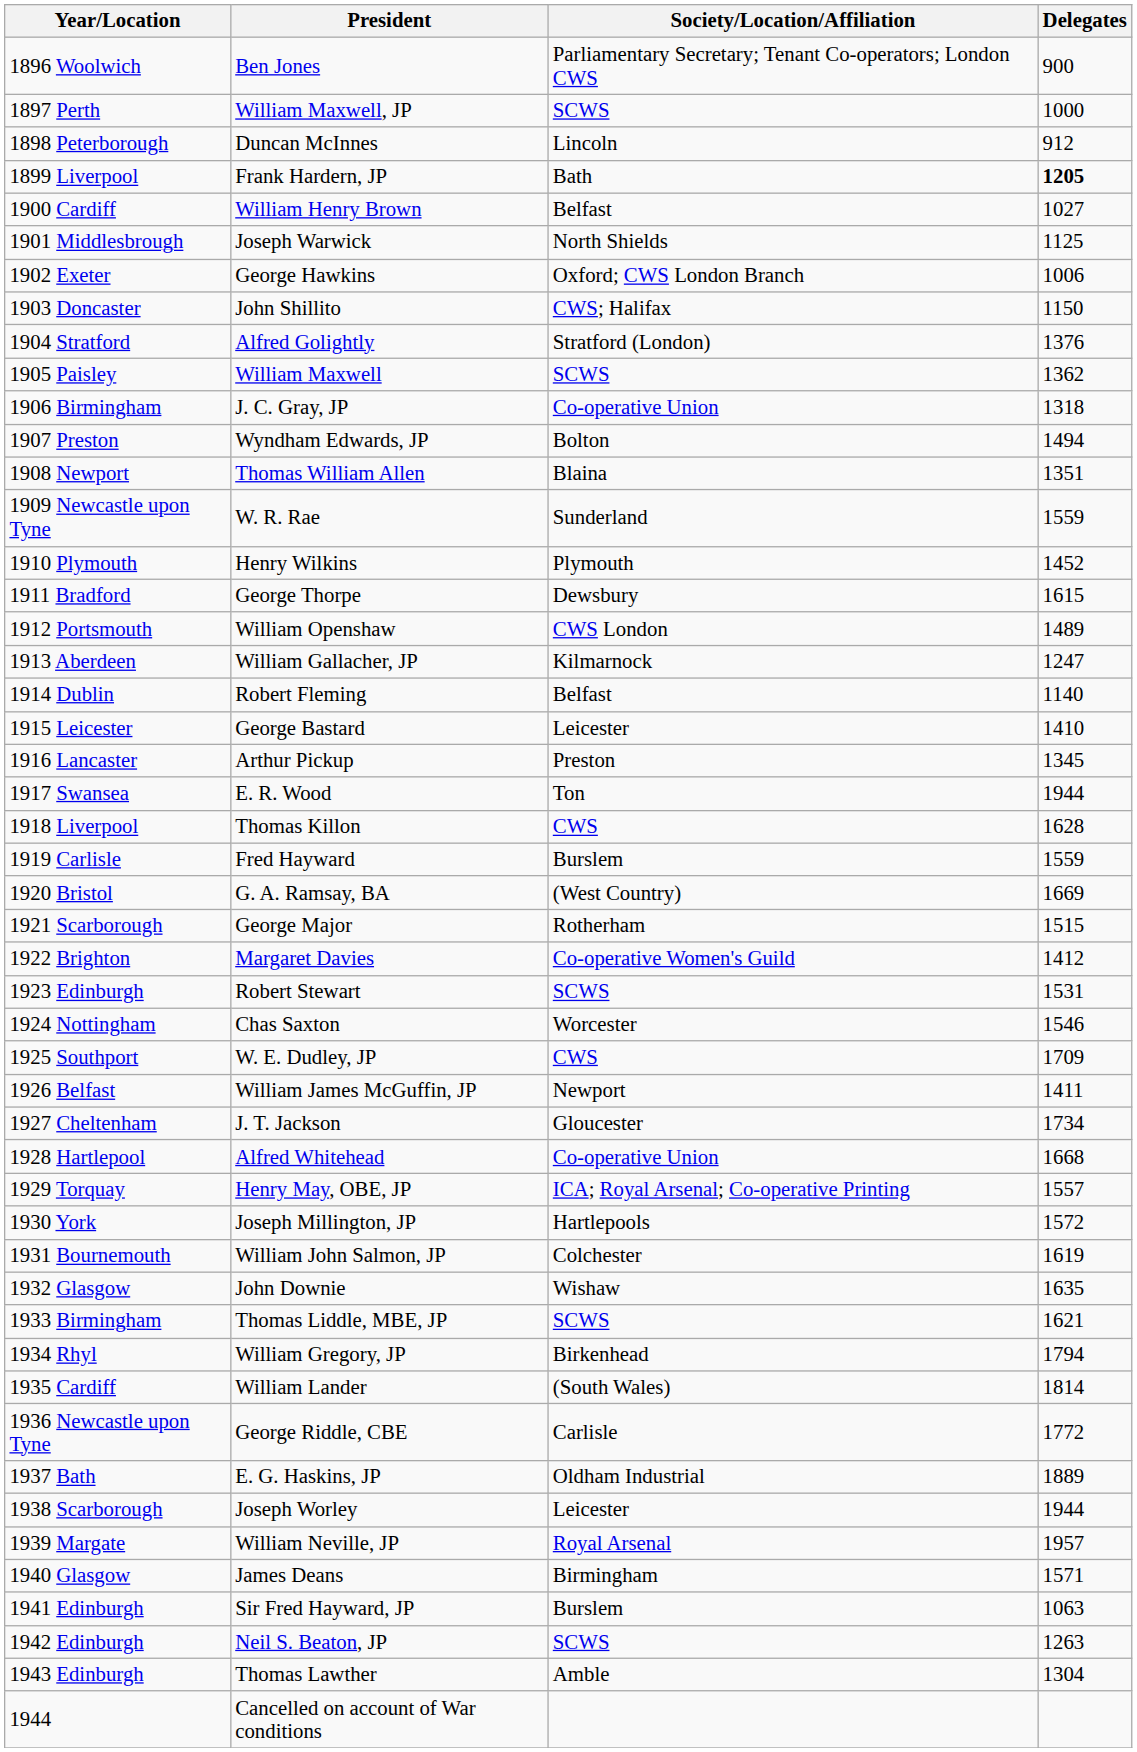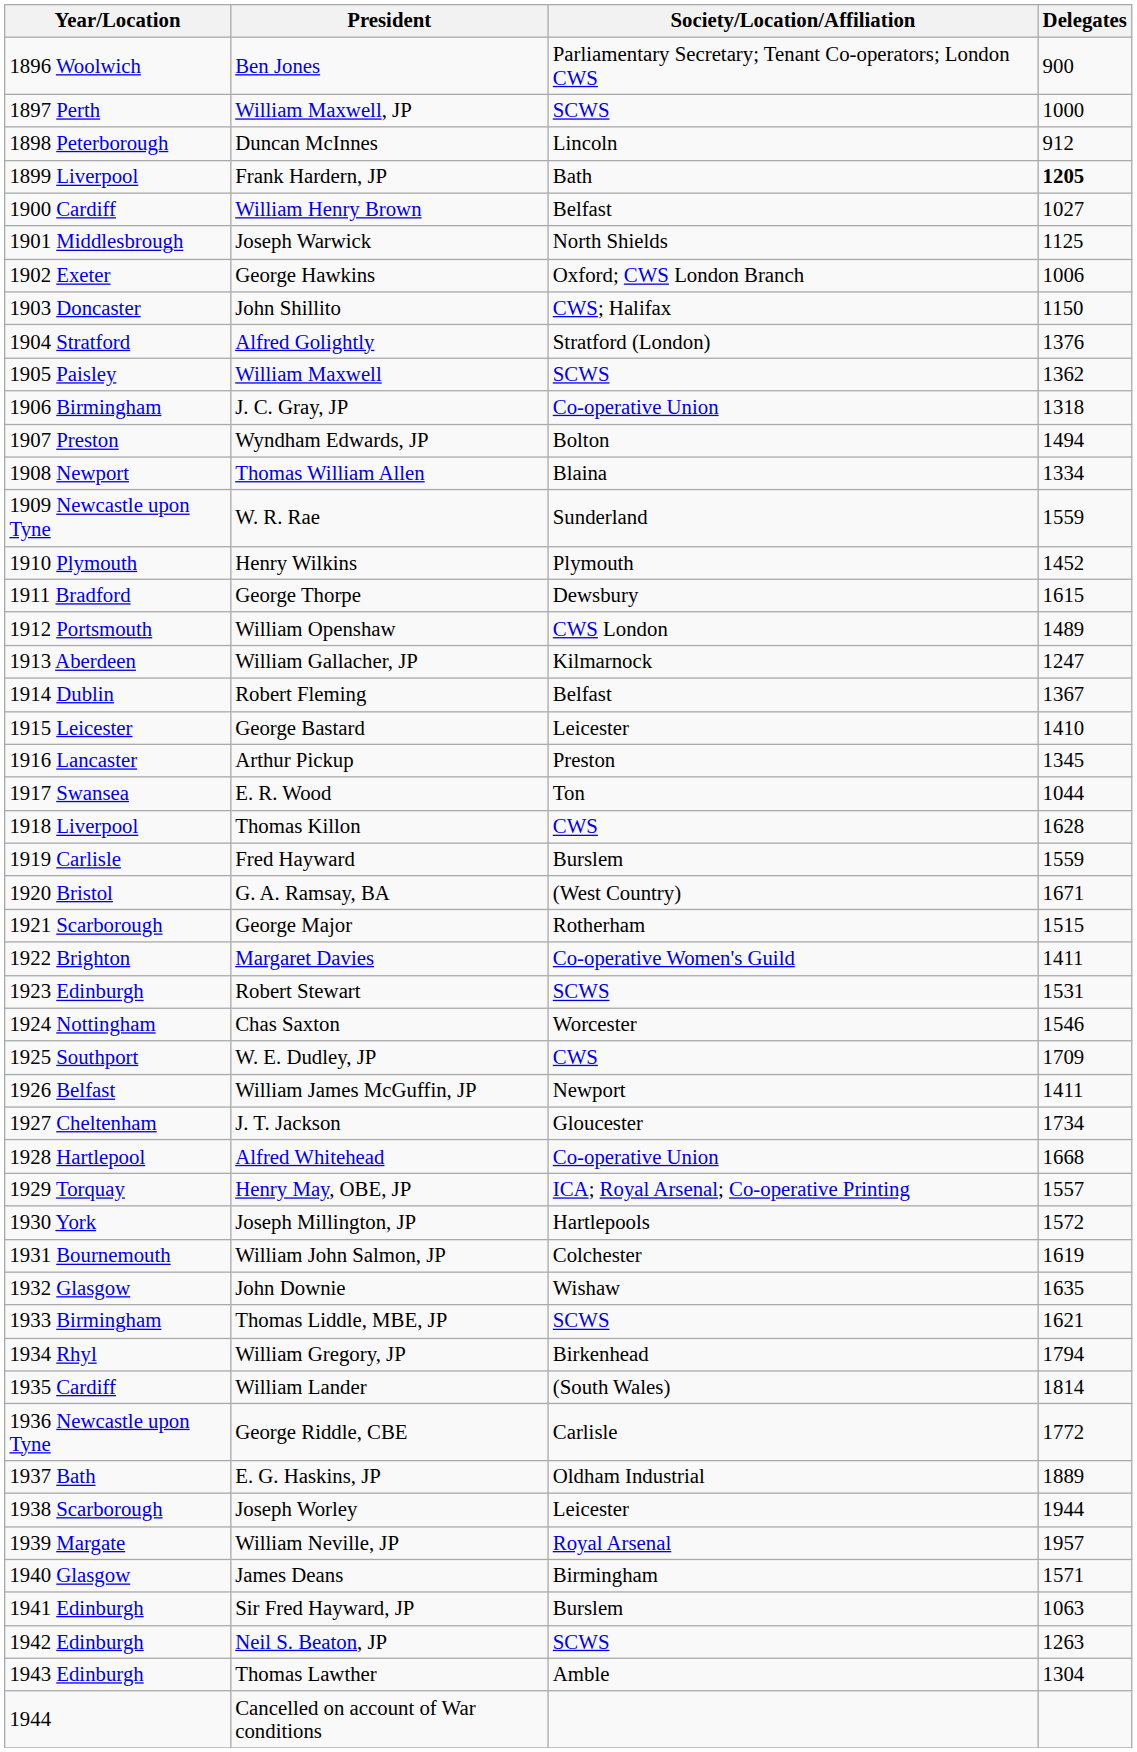(1063, 473) 1351 -> (1063, 473) 1334
(1063, 694) 1140 -> (1063, 694) 1367
(1063, 793) 1944 -> (1063, 793) 1044
(1063, 892) 1669 -> (1063, 892) 1671
(1063, 958) 1412 -> (1063, 958) 1411
